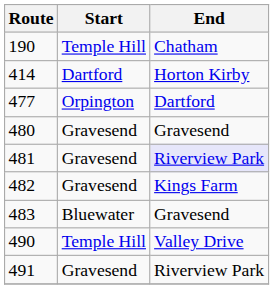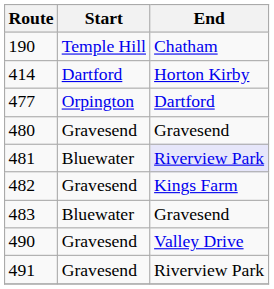(99, 158) Gravesend -> (98, 158) Bluewater
(104, 241) Temple Hill -> (99, 241) Gravesend
